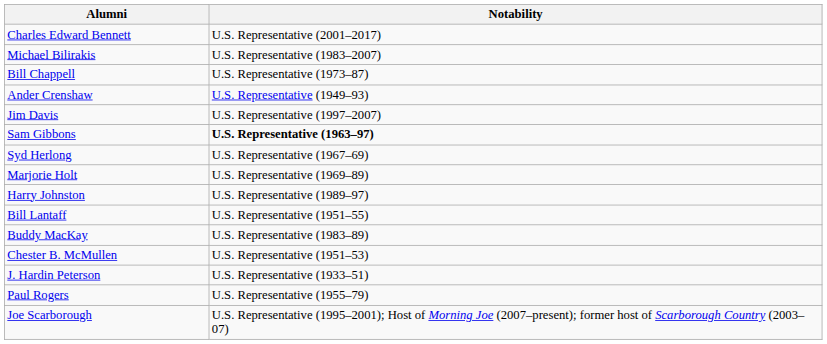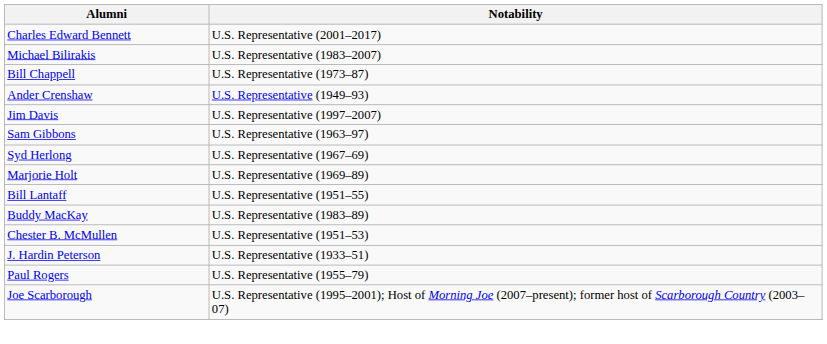(293, 134) bold -> (290, 134) normal
- row: (46, 194)
